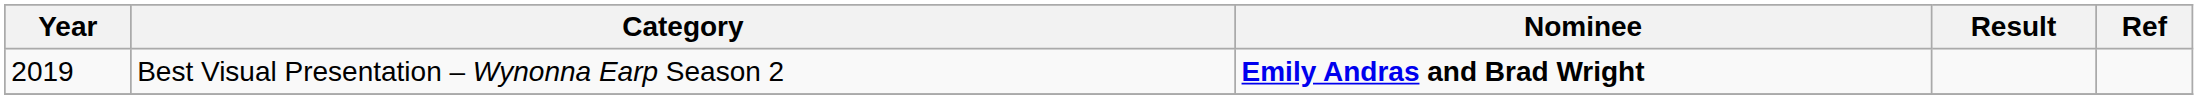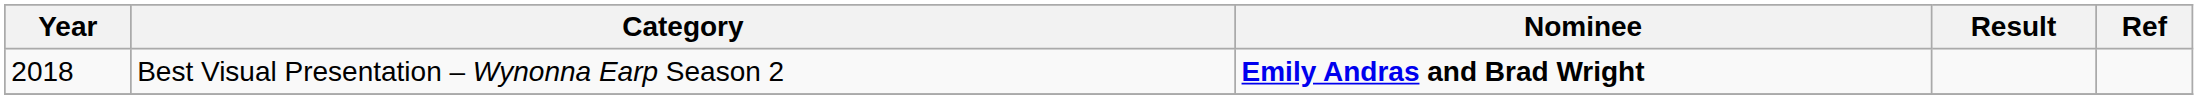(42, 71) 2019 -> (42, 71) 2018
